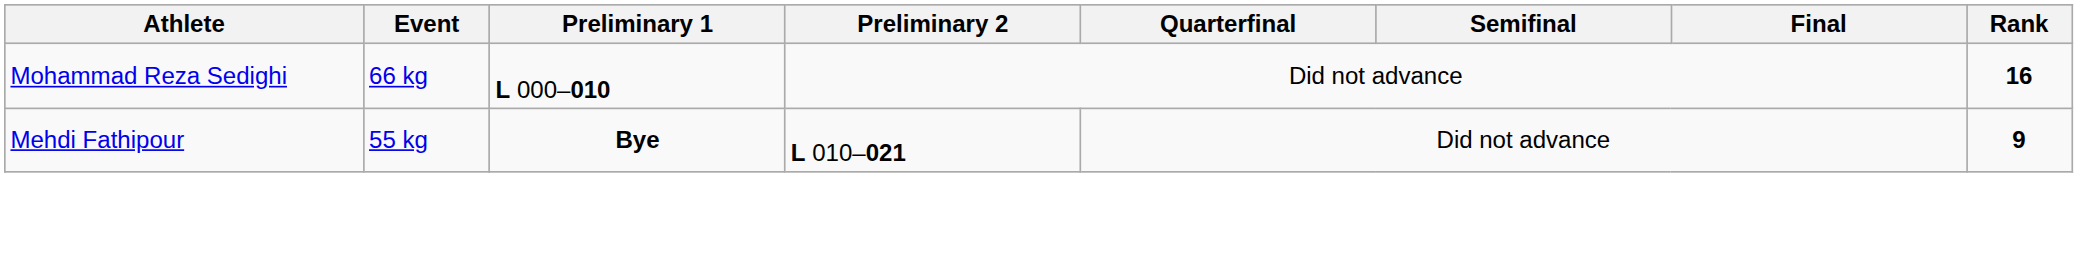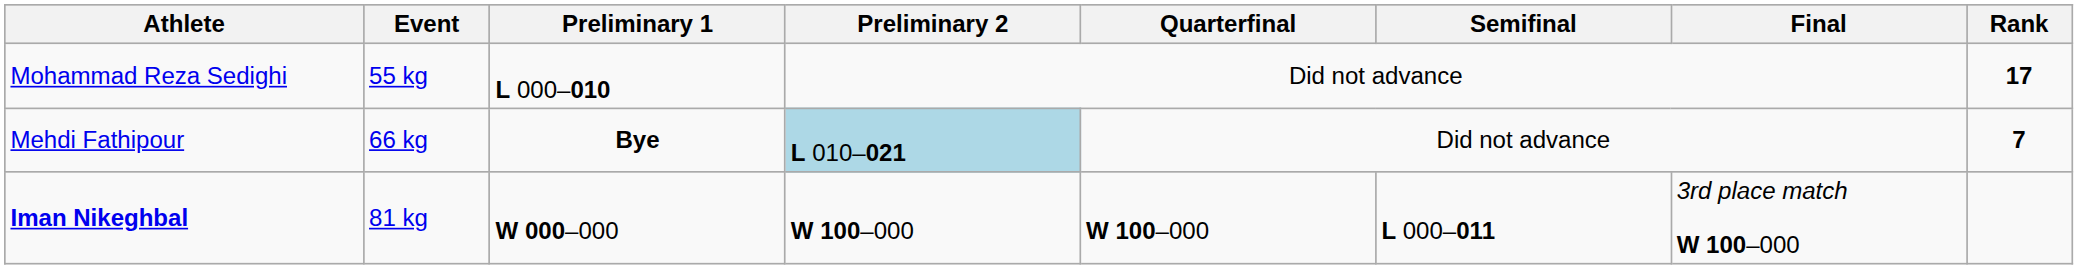(398, 76) 66 kg -> (398, 76) 55 kg
(2019, 76) 16 -> (2019, 76) 17
(398, 140) 55 kg -> (398, 140) 66 kg
(848, 154) no background -> (848, 154) lightblue background
(2019, 140) 9 -> (2019, 140) 7
+ row: (99, 218)
